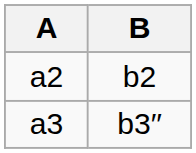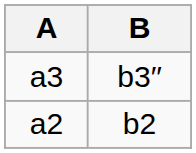rows swapped: (46, 76) <-> (46, 123)
